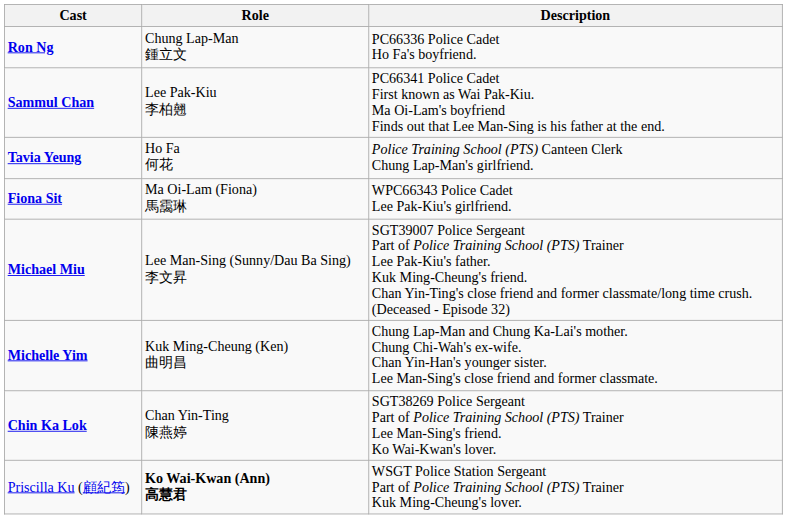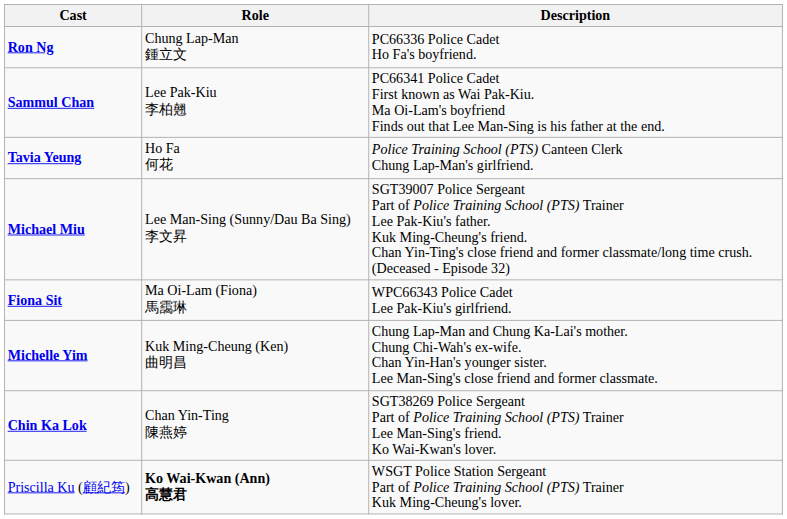rows swapped: (35, 198) <-> (46, 269)
